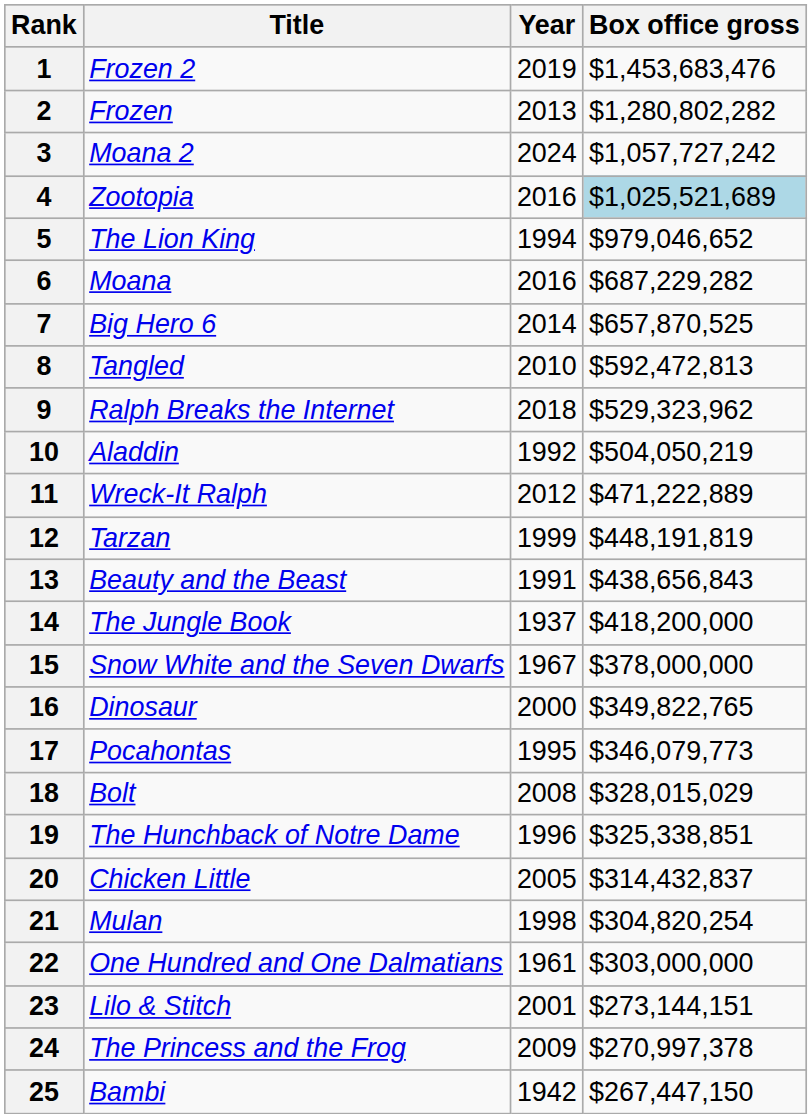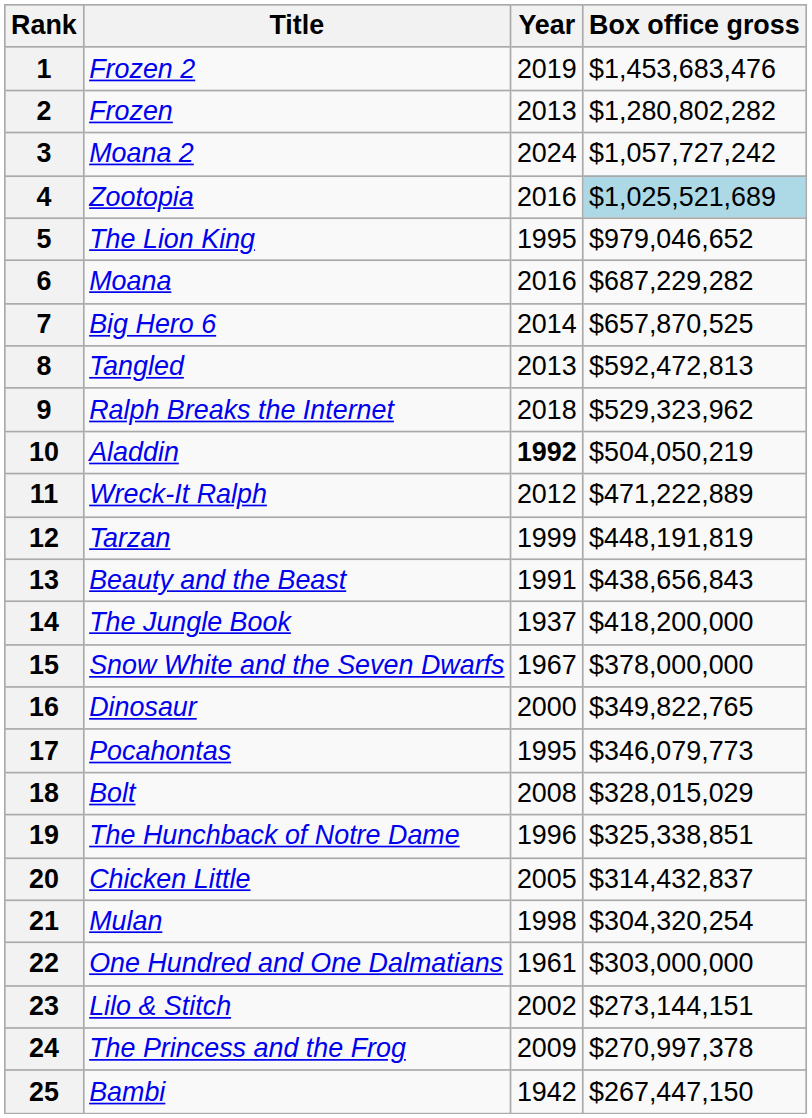(547, 238) 1994 -> (547, 238) 1995
(547, 366) 2010 -> (547, 366) 2013
(547, 452) normal -> (547, 452) bold
(671, 921) $304,820,254 -> (671, 921) $304,320,254
(547, 1006) 2001 -> (547, 1006) 2002
